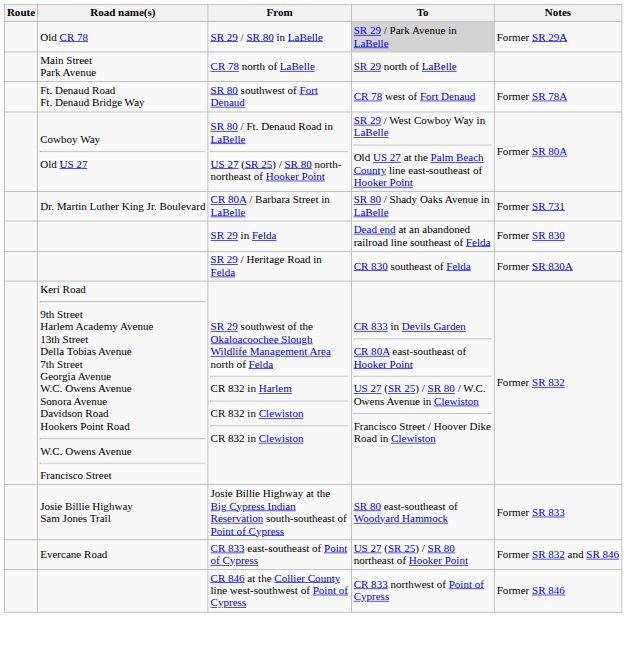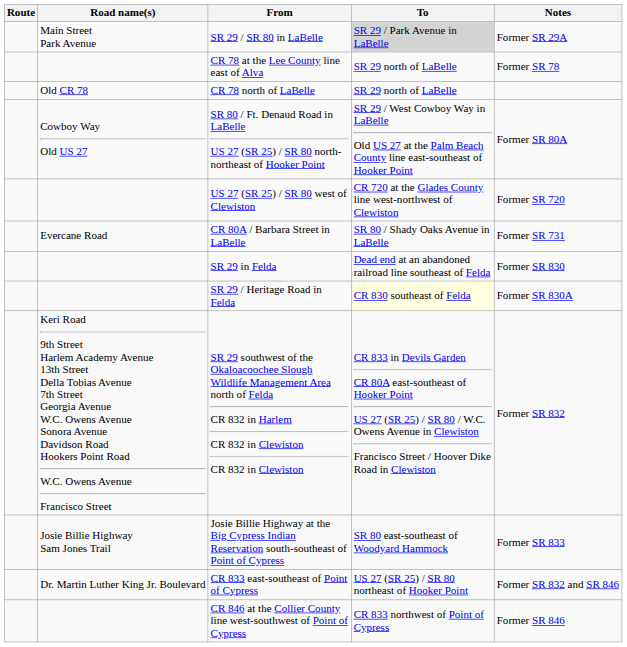(64, 36) Old CR 78 -> (68, 36) Main Street Park Avenue
+ row: (275, 66)
(68, 66) Main Street Park Avenue -> (64, 90) Old CR 78
- row: (264, 96)
+ row: (279, 200)
(123, 206) Dr. Martin Luther King Jr. Boulevard -> (74, 236) Evercane Road
(412, 266) no background -> (412, 296) lightyellow background
(74, 554) Evercane Road -> (123, 584) Dr. Martin Luther King Jr. Boulevard
